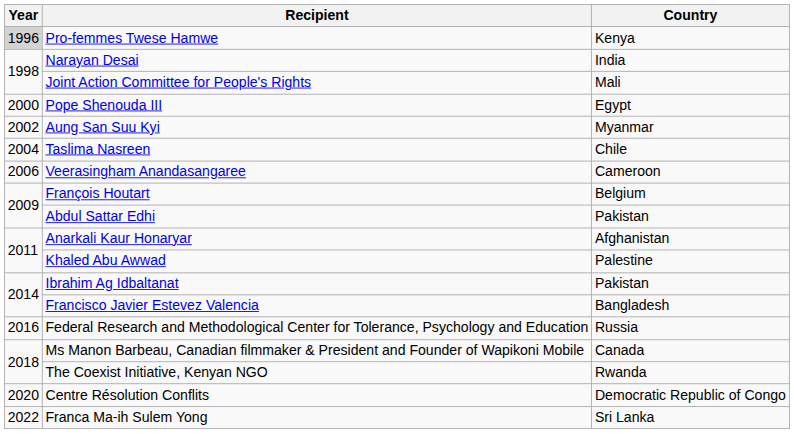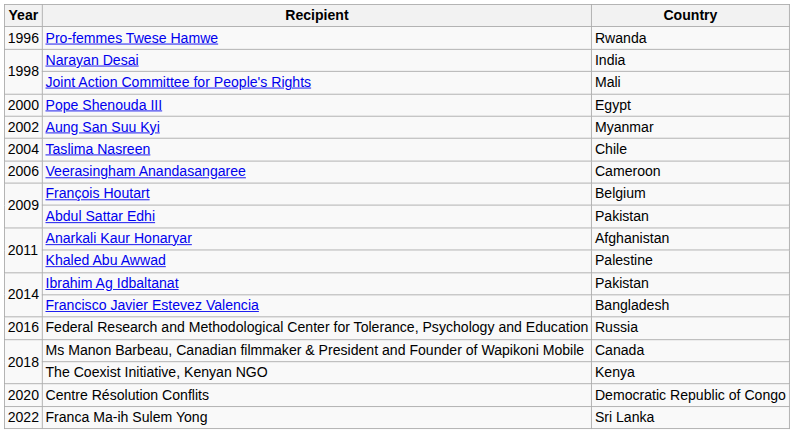(23, 37) lightgrey background -> (23, 37) no background
(615, 37) Kenya -> (621, 37) Rwanda
(621, 372) Rwanda -> (615, 372) Kenya
